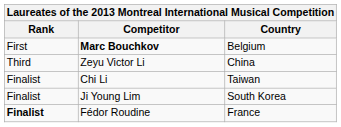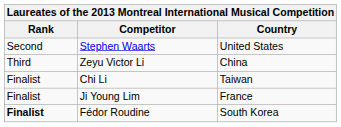- row: (120, 46)
+ row: (117, 46)
(257, 96) South Korea -> (236, 96) France
(244, 113) France -> (249, 113) South Korea
